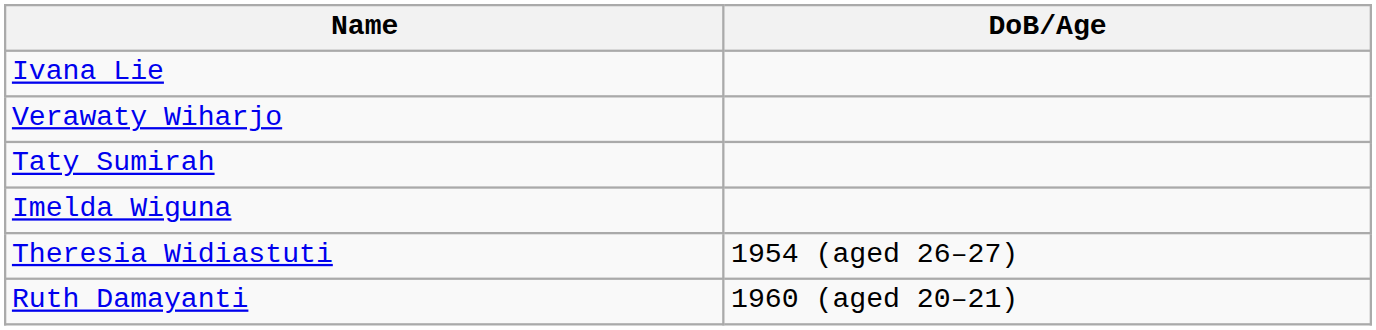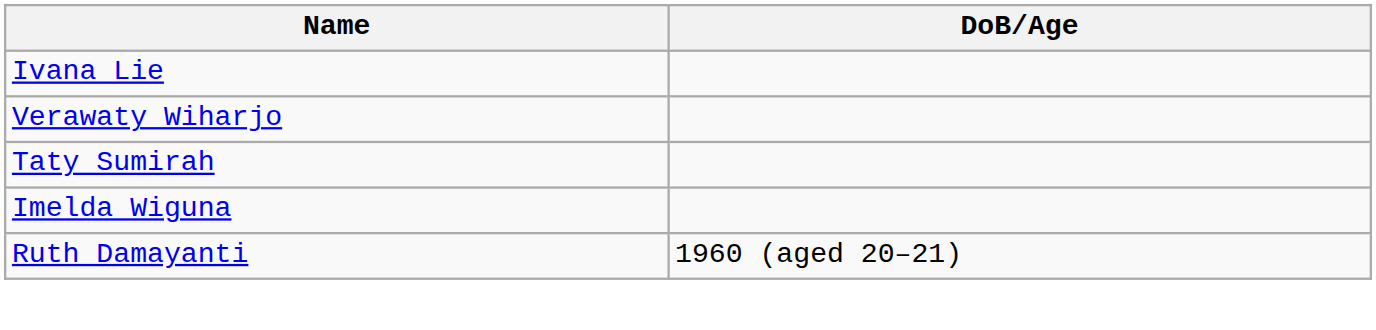- row: (172, 255)
